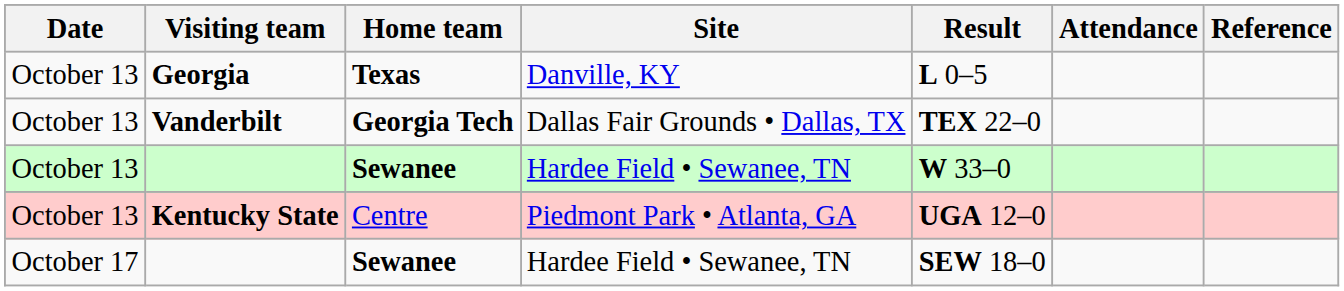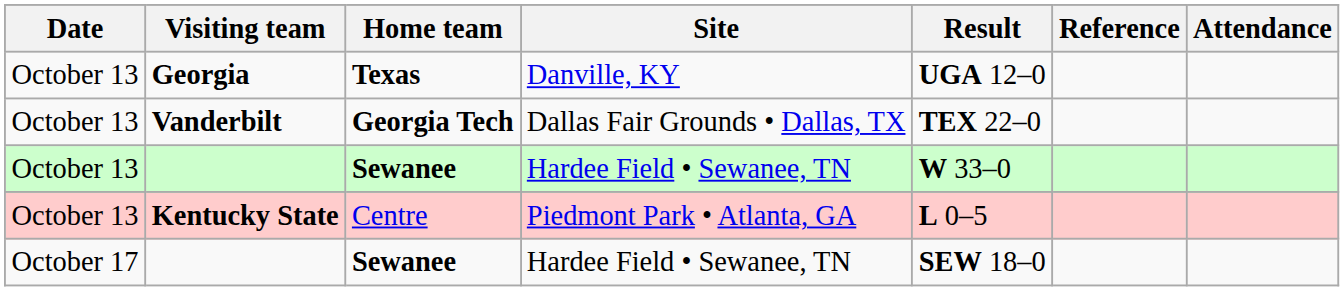columns swapped: (1128, 28) <-> (1271, 28)
(953, 74) L 0–5 -> (982, 74) UGA 12–0
(982, 215) UGA 12–0 -> (953, 215) L 0–5
